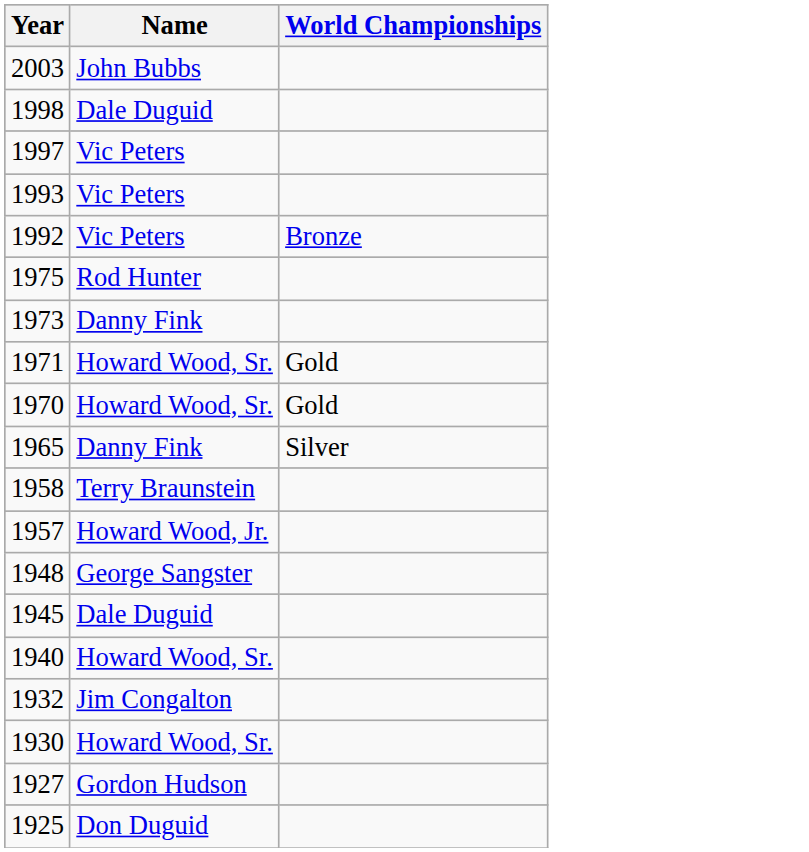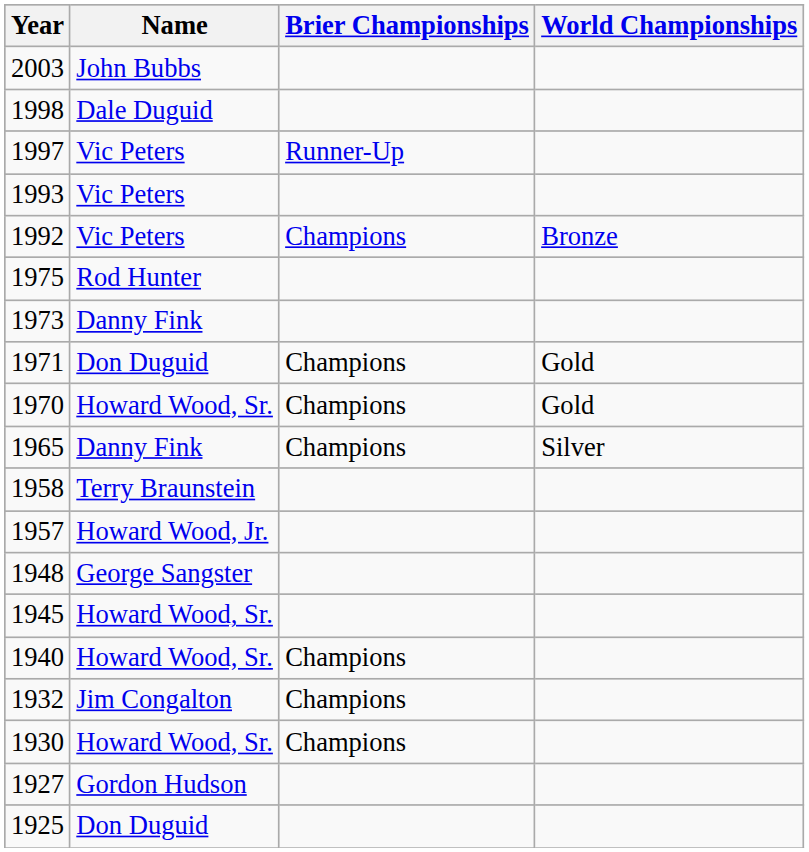+ column: (407, 25)
(175, 362) Howard Wood, Sr. -> (142, 362) Don Duguid
(145, 615) Dale Duguid -> (175, 615) Howard Wood, Sr.
